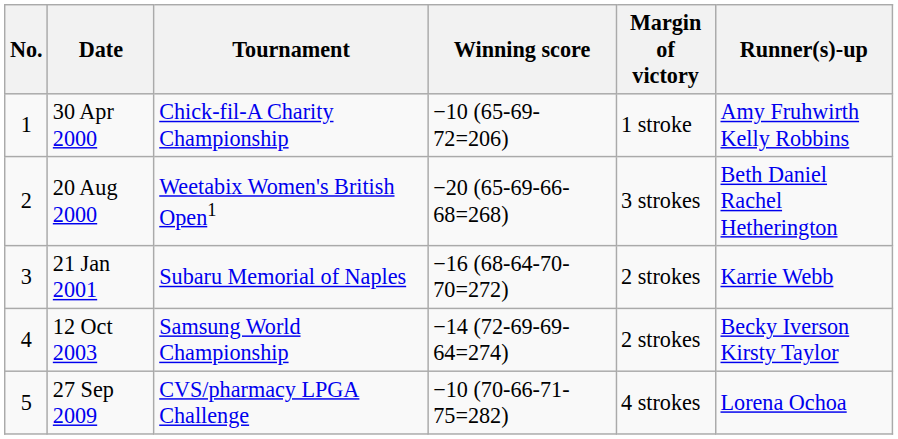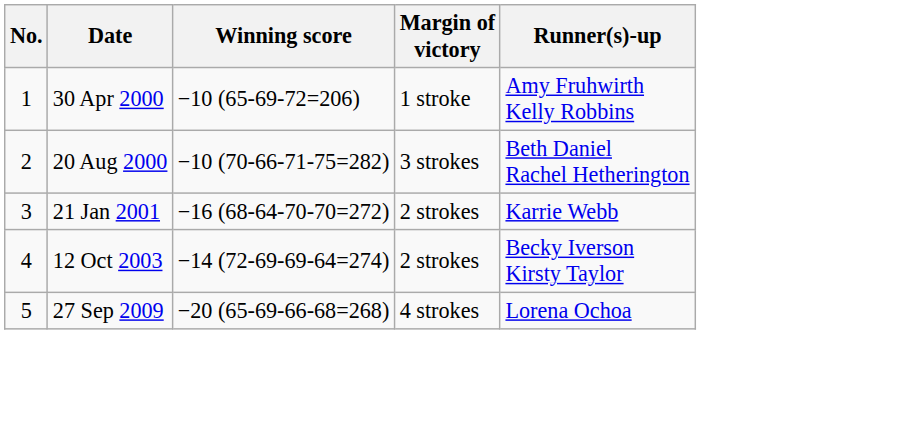- column: (291, 49)
(501, 201) −20 (65-69-66-68=268) -> (284, 161) −10 (70-66-71-75=282)
(501, 403) −10 (70-66-71-75=282) -> (284, 311) −20 (65-69-66-68=268)
